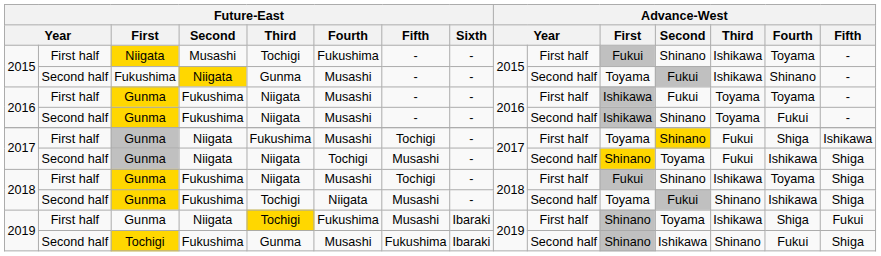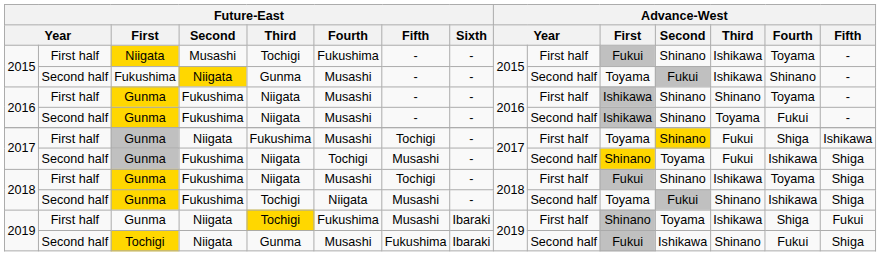(683, 97) Fukui -> (683, 97) Shinano
(738, 97) Toyama -> (738, 97) Shinano
(213, 159) Niigata -> (213, 159) Fukushima
(213, 241) Fukushima -> (213, 241) Niigata
(628, 241) Shinano -> (628, 241) Fukui
